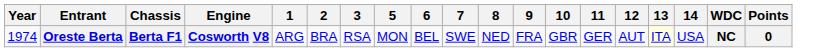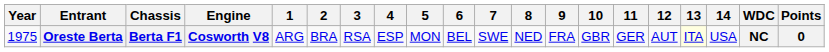+ column: (390, 15)
(22, 36) 1974 -> (22, 36) 1975
